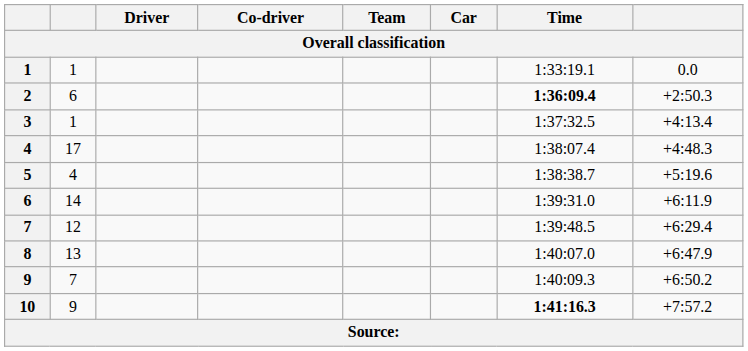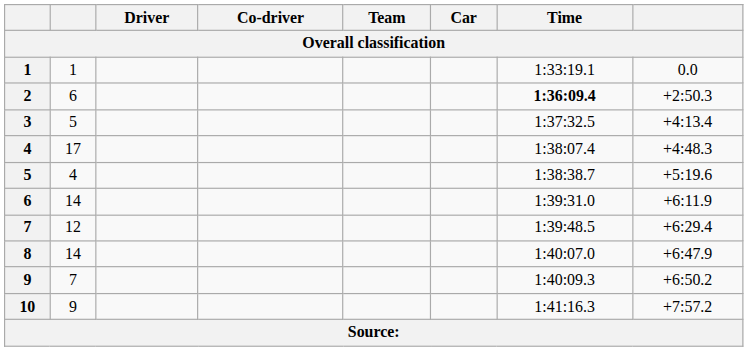(73, 122) 1 -> (73, 122) 5
(73, 253) 13 -> (73, 253) 14
(565, 305) bold -> (565, 305) normal
